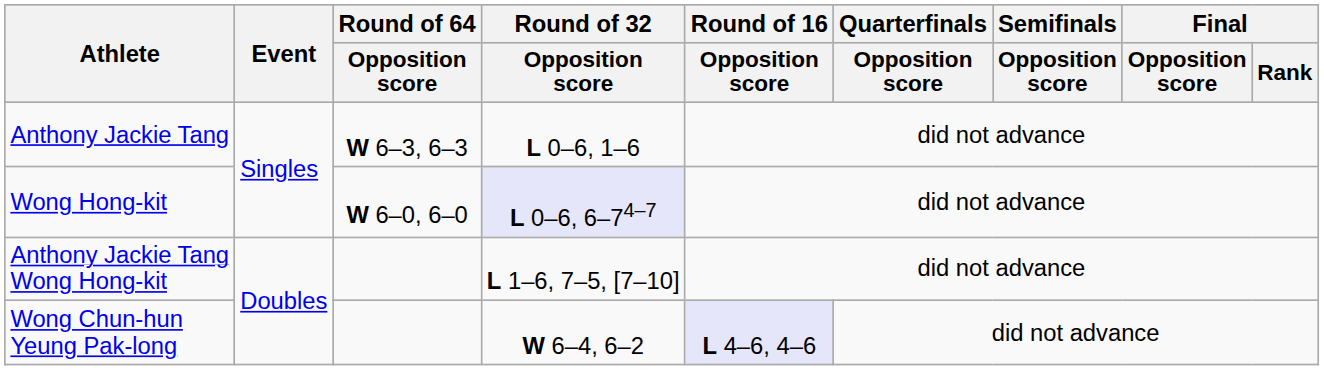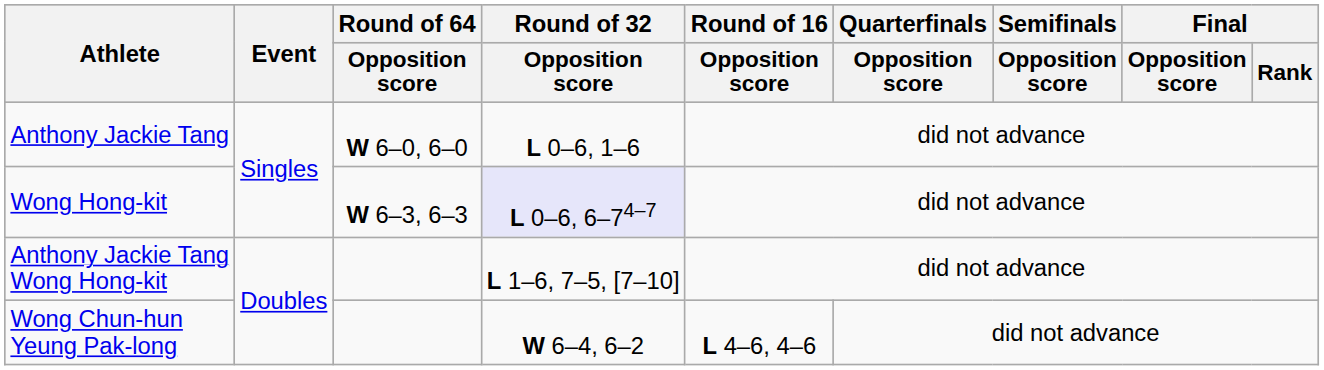(407, 148) W 6–3, 6–3 -> (407, 148) W 6–0, 6–0
(407, 215) W 6–0, 6–0 -> (407, 215) W 6–3, 6–3
(759, 346) lavender background -> (759, 346) no background
